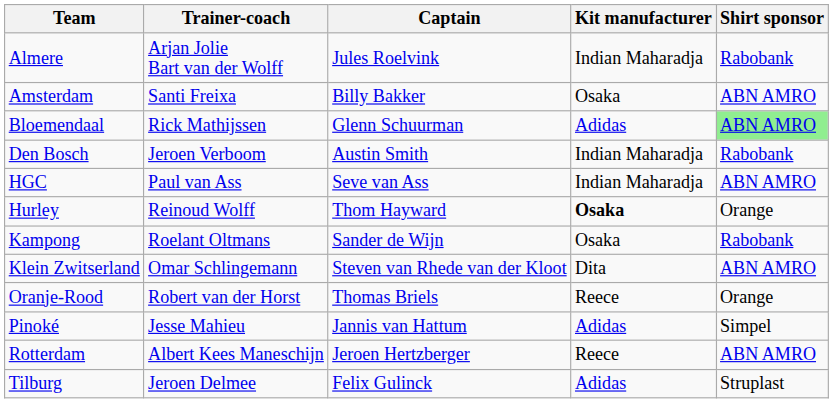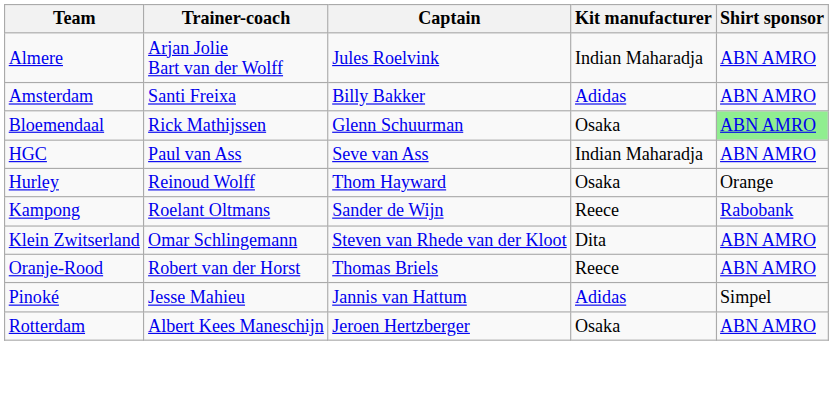(757, 57) Rabobank -> (768, 57) ABN AMRO
(598, 96) Osaka -> (601, 96) Adidas
(601, 125) Adidas -> (598, 125) Osaka
- row: (49, 153)
(600, 211) bold -> (598, 182) normal
(598, 239) Osaka -> (597, 211) Reece
(747, 297) Orange -> (768, 268) ABN AMRO
(597, 354) Reece -> (598, 325) Osaka
- row: (35, 383)
